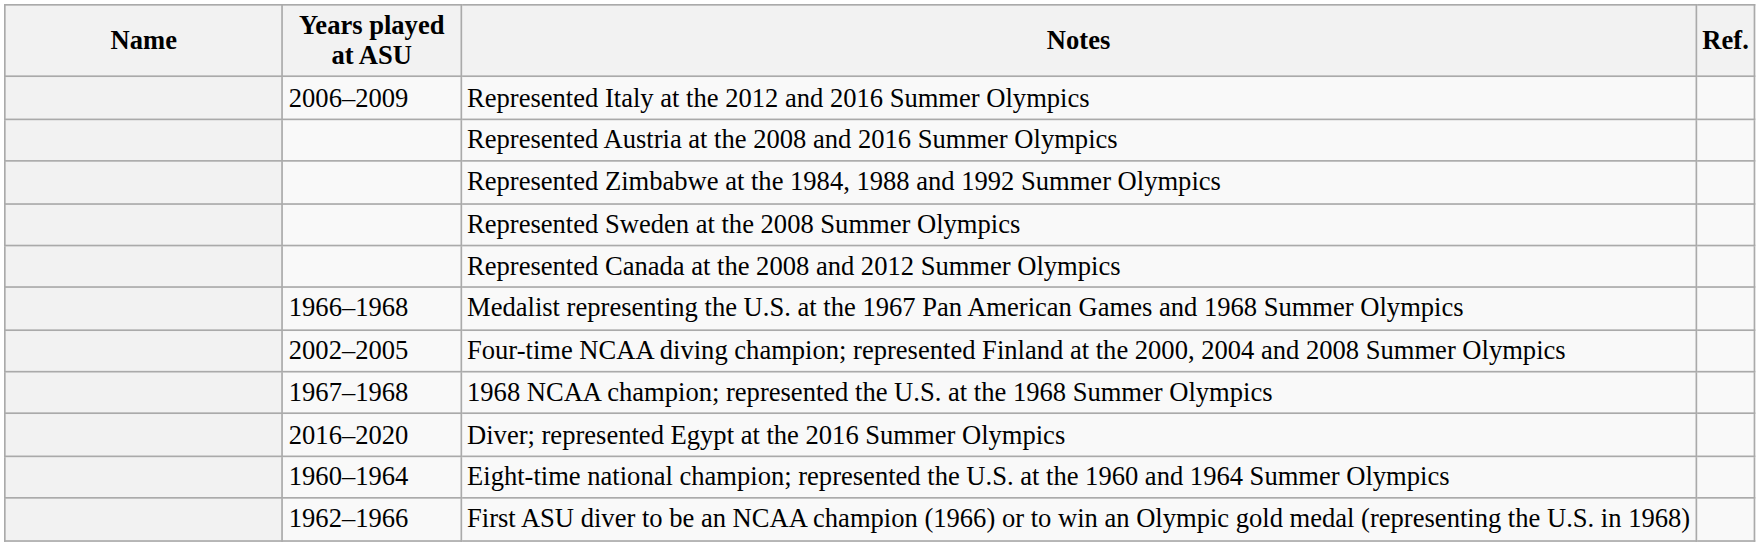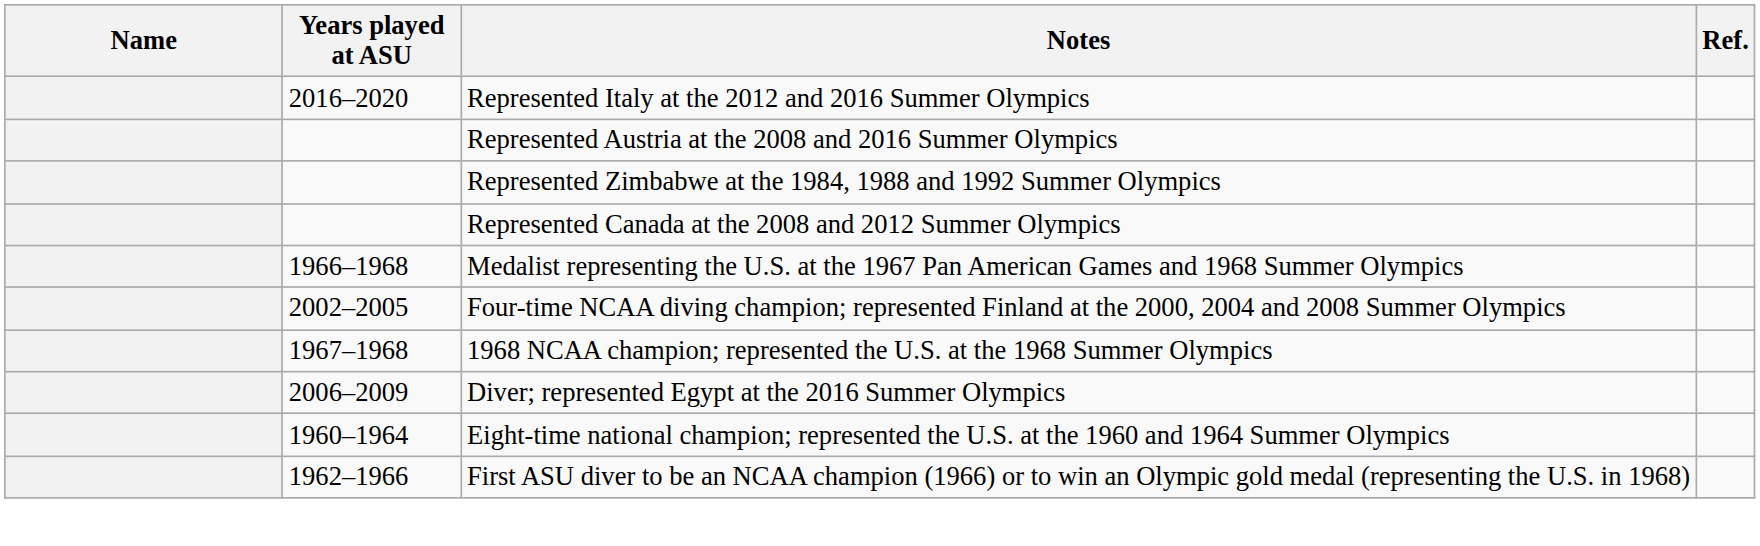(349, 97) 2006–2009 -> (349, 97) 2016–2020
- row: (744, 223)
(349, 434) 2016–2020 -> (349, 392) 2006–2009
